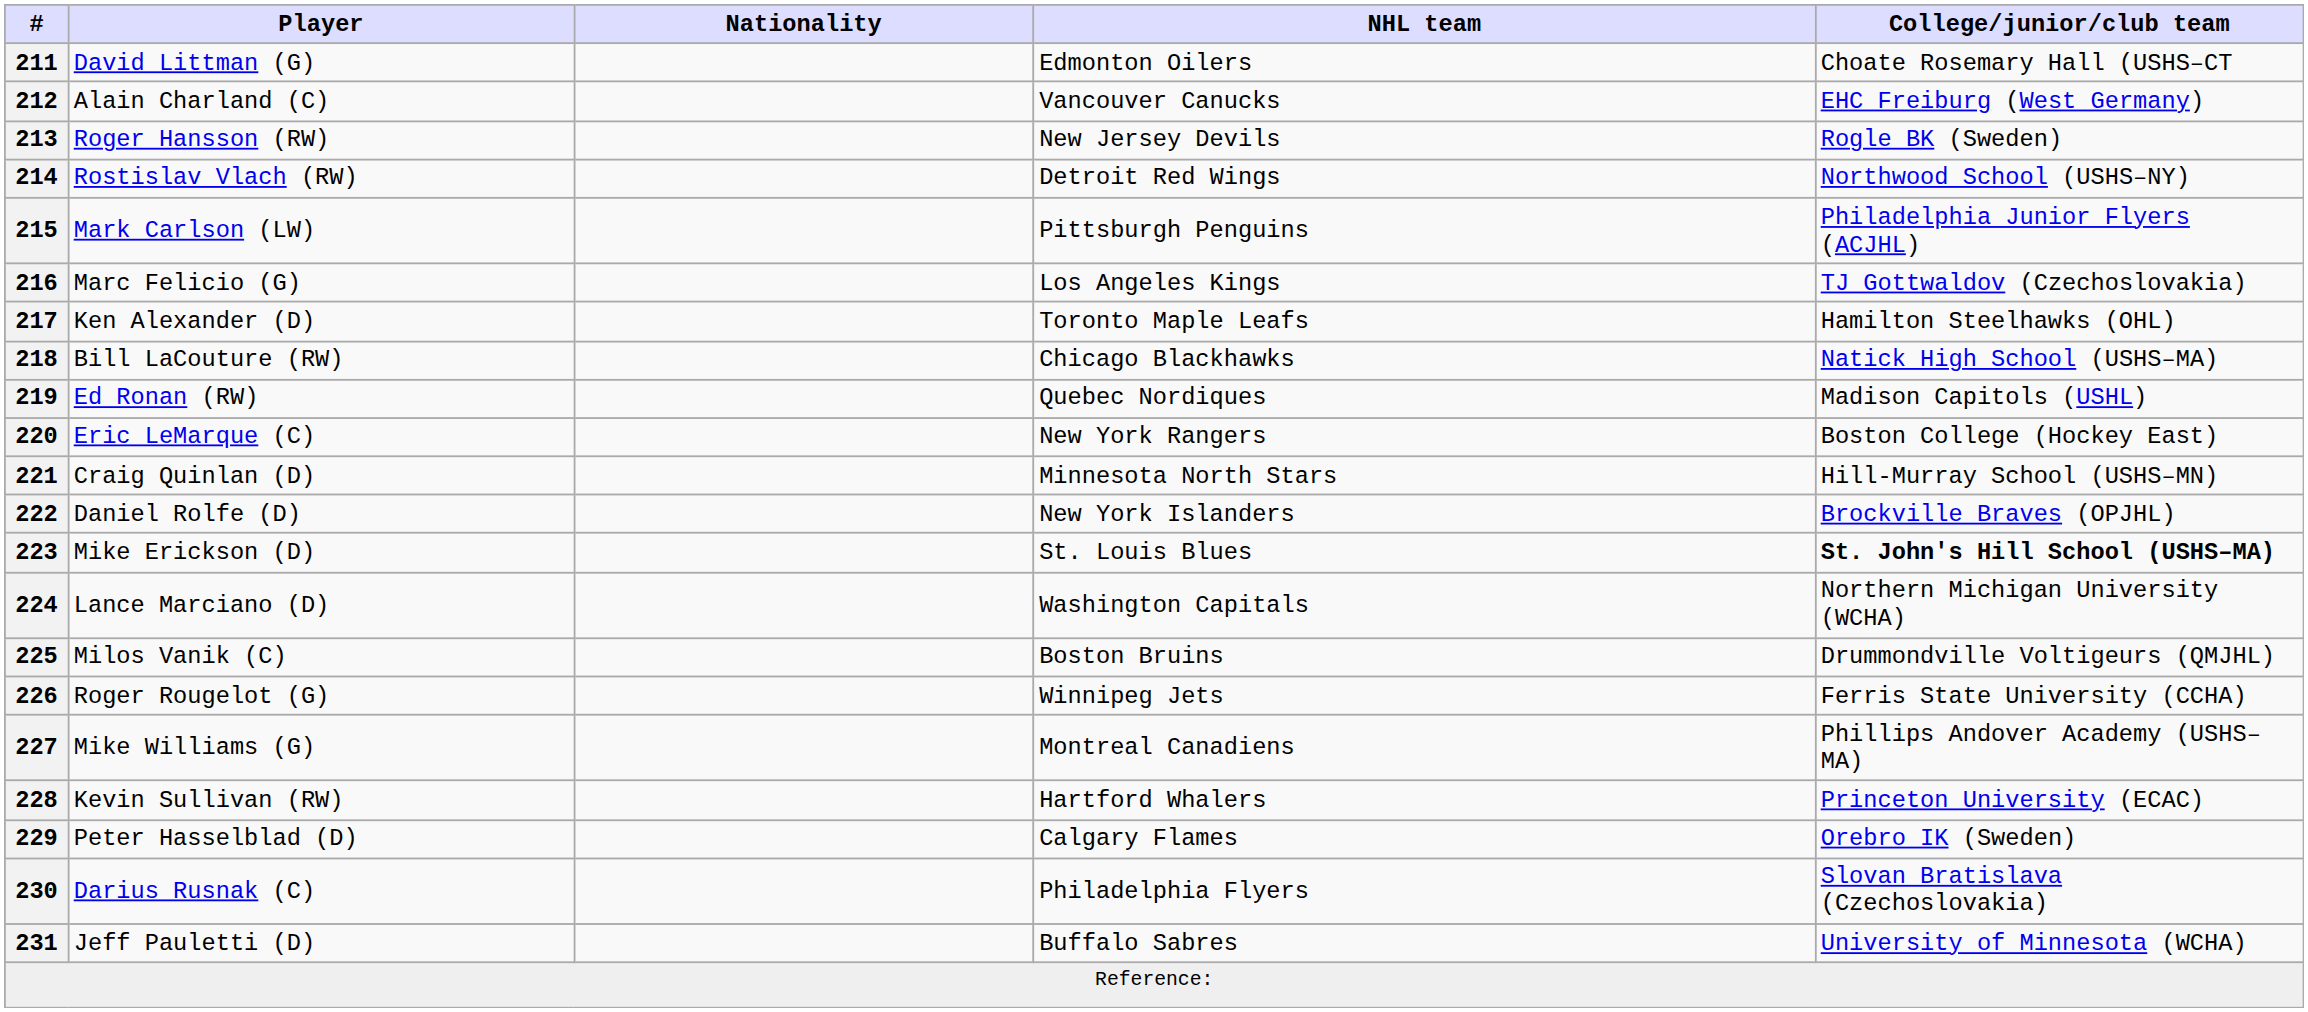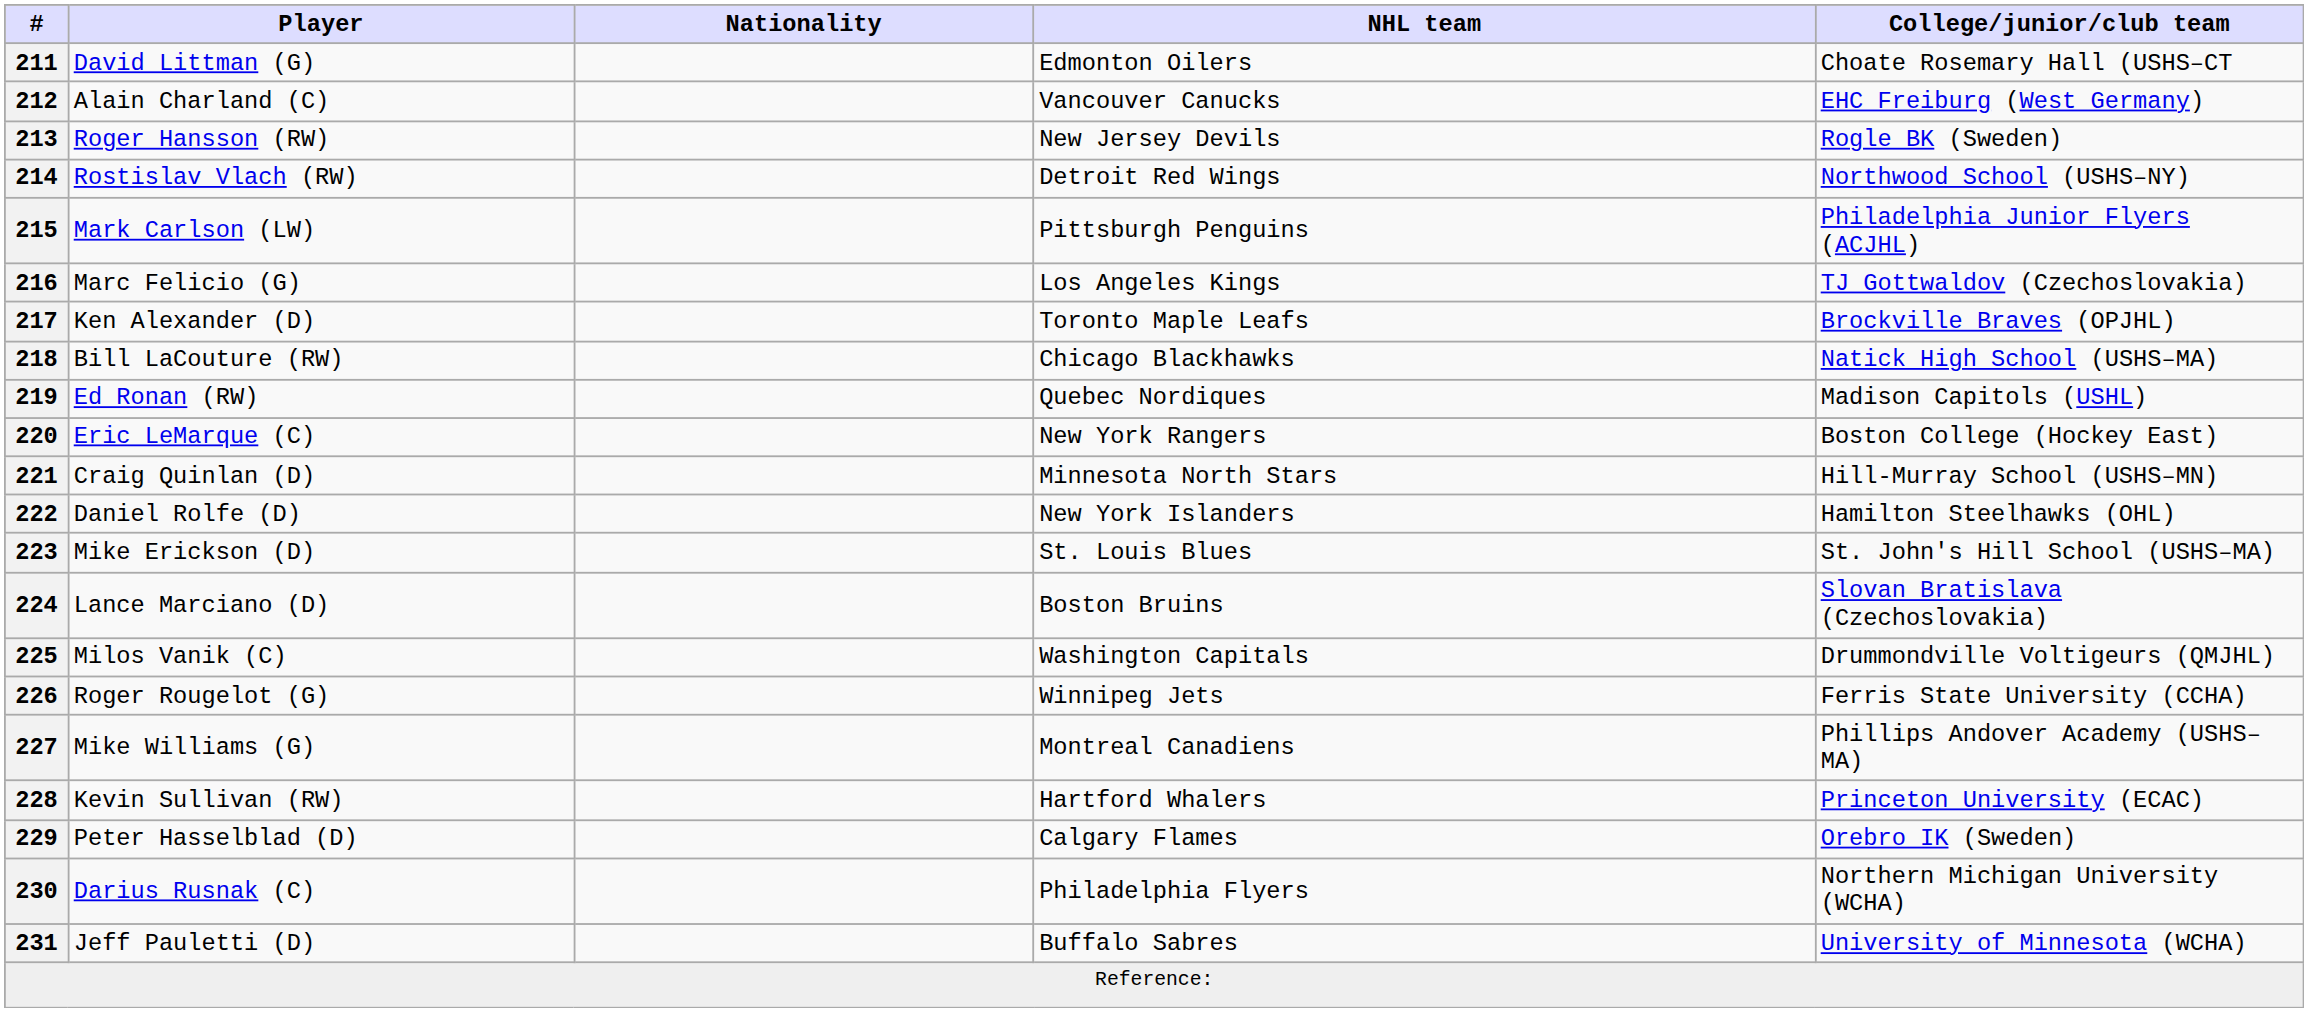(1998, 321) Hamilton Steelhawks (OHL) -> (1998, 321) Brockville Braves (OPJHL)
(1998, 514) Brockville Braves (OPJHL) -> (1998, 514) Hamilton Steelhawks (OHL)
(2048, 553) bold -> (2048, 553) normal
(1174, 605) Washington Capitals -> (1131, 605) Boston Bruins
(2019, 605) Northern Michigan University (WCHA) -> (1941, 605) Slovan Bratislava (Czechoslovakia)
(1131, 657) Boston Bruins -> (1174, 657) Washington Capitals
(1941, 891) Slovan Bratislava (Czechoslovakia) -> (2019, 891) Northern Michigan University (WCHA)
